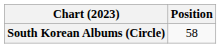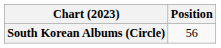(192, 33) 58 -> (192, 33) 56
